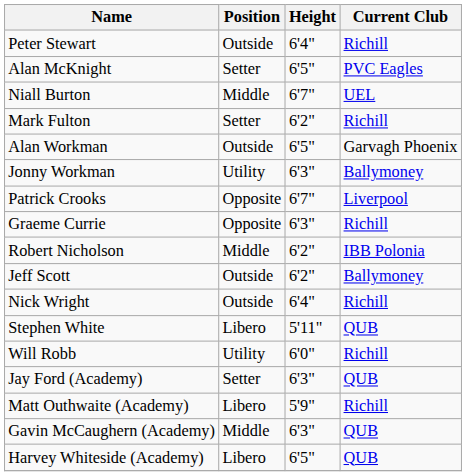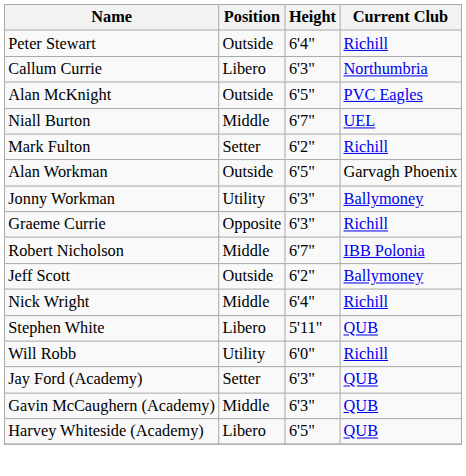+ row: (55, 69)
(241, 69) Setter -> (248, 95) Outside
- row: (57, 198)
(302, 250) 6'2" -> (302, 250) 6'7"
(248, 302) Outside -> (246, 302) Middle
- row: (98, 405)
